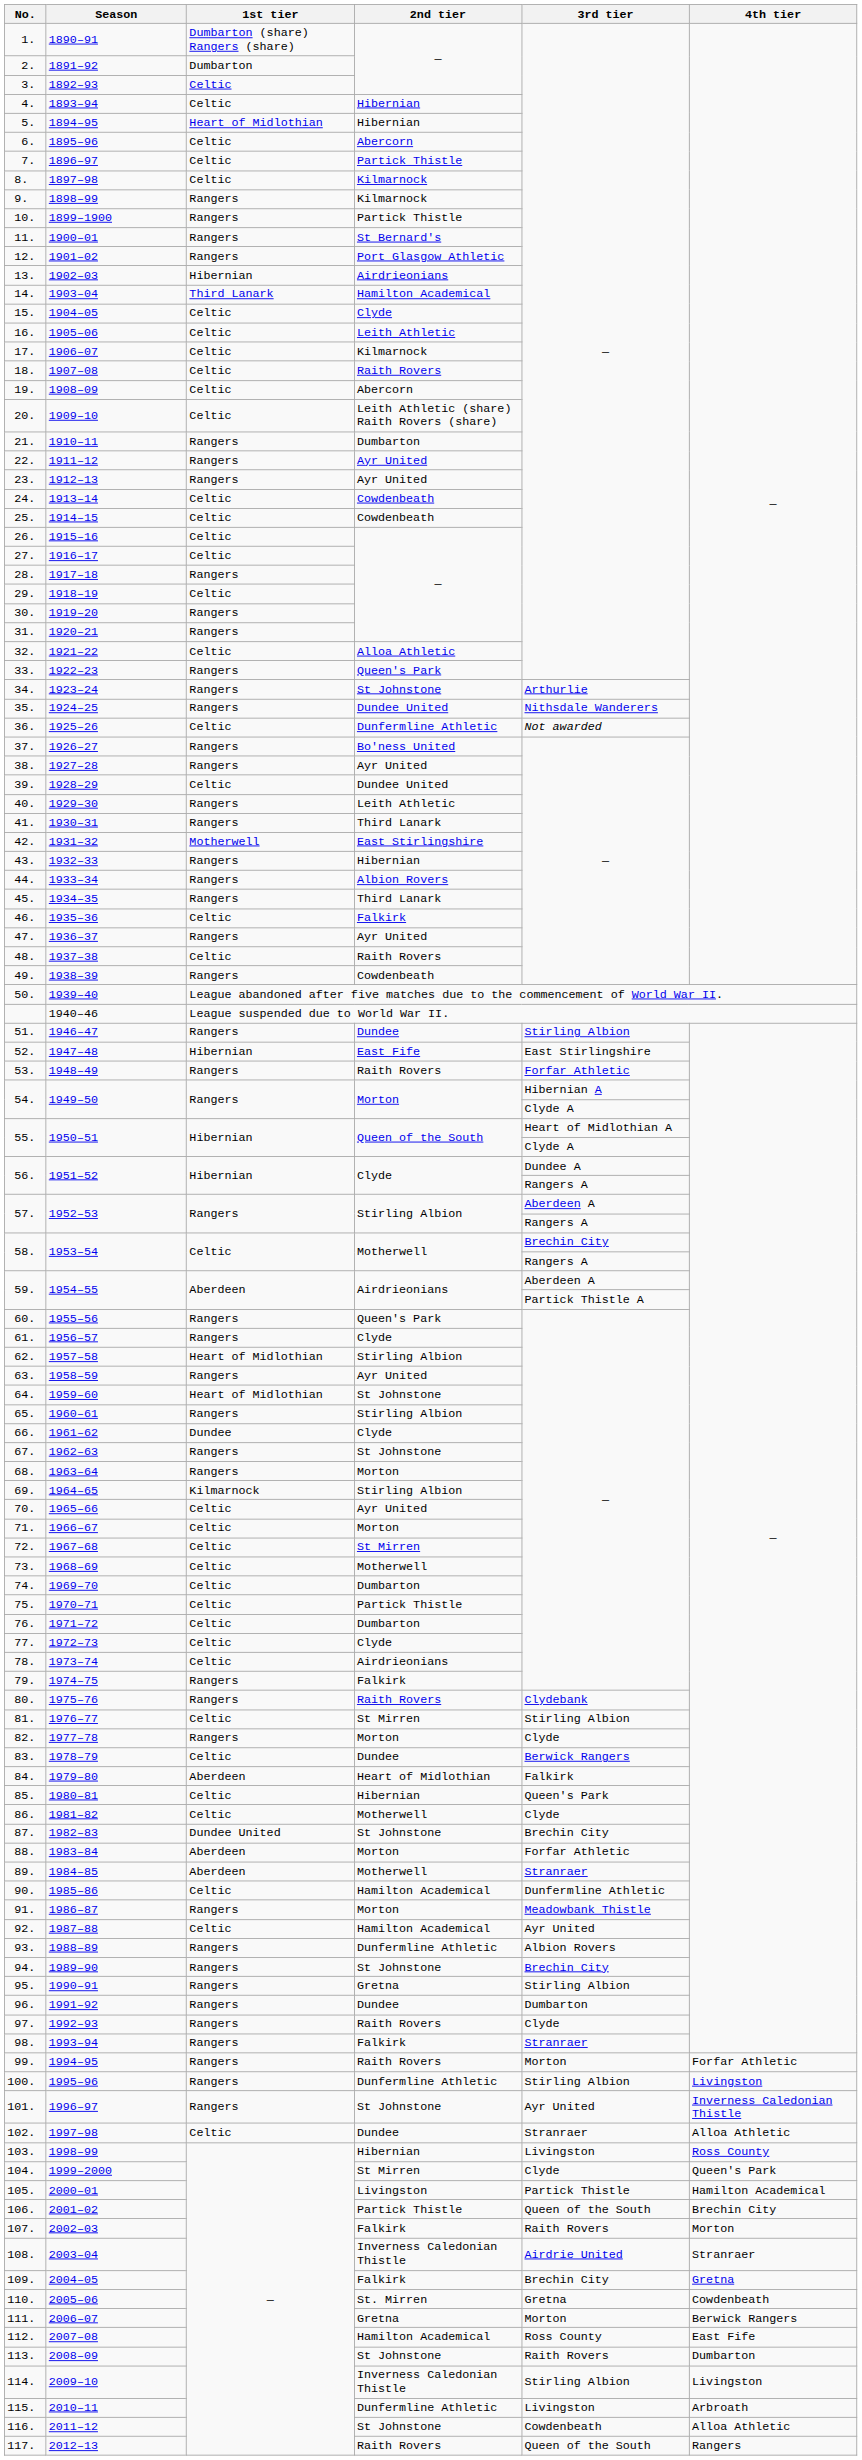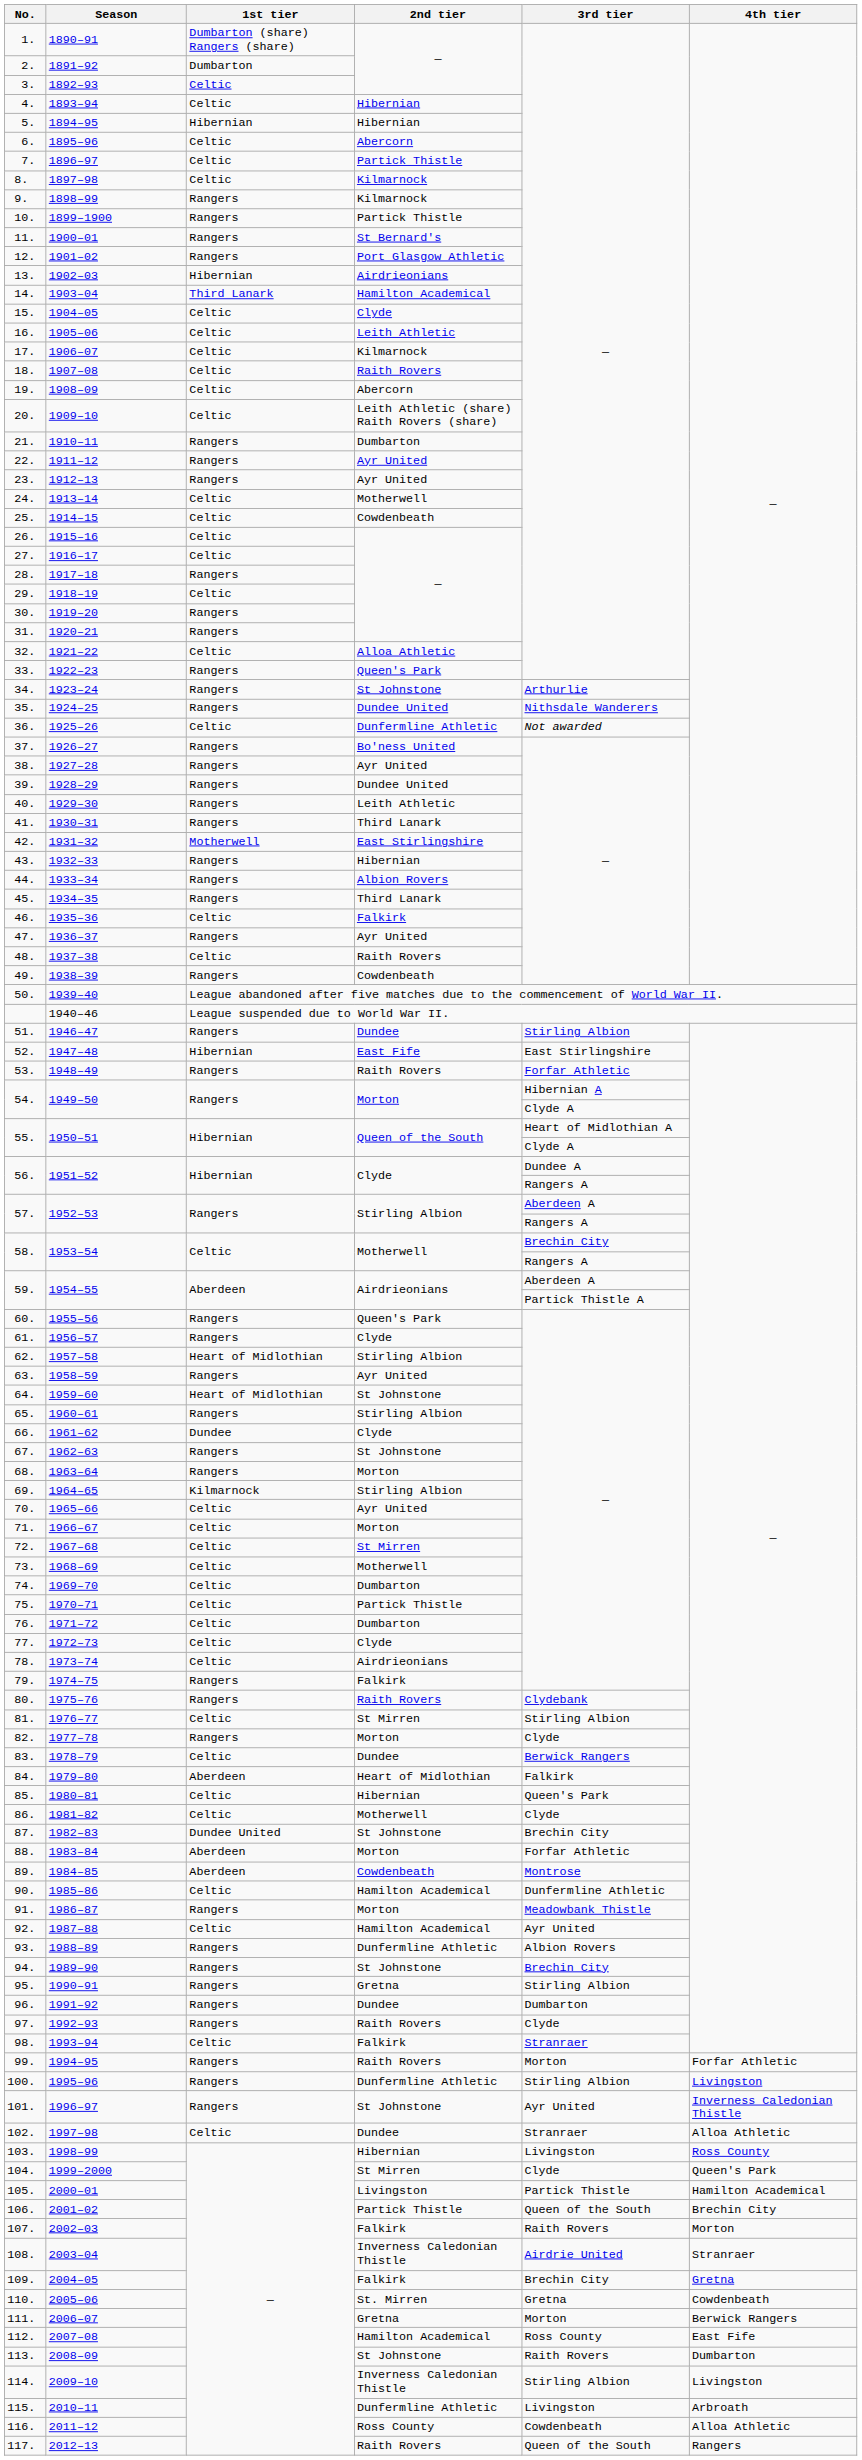(256, 123) Heart of Midlothian -> (221, 123) Hibernian
(396, 499) Cowdenbeath -> (392, 499) Motherwell
(210, 785) Celtic -> (214, 785) Rangers
(392, 1872) Motherwell -> (396, 1872) Cowdenbeath
(556, 1872) Stranraer -> (553, 1872) Montrose
(214, 2043) Rangers -> (210, 2043) Celtic
(399, 2427) St Johnstone -> (396, 2427) Ross County
